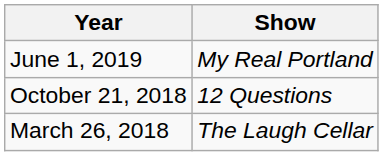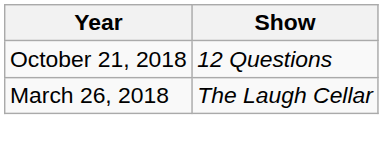- row: (76, 58)
